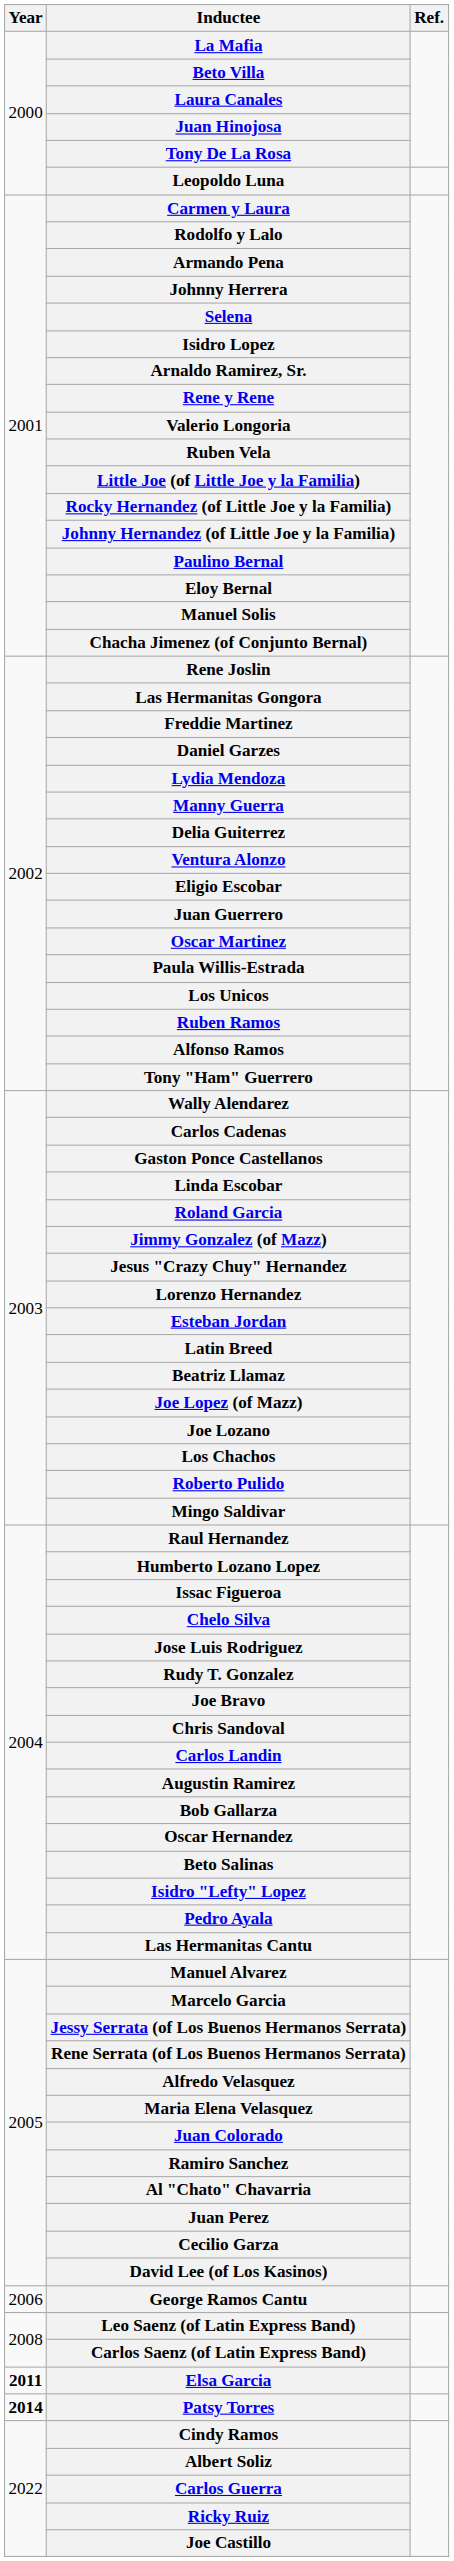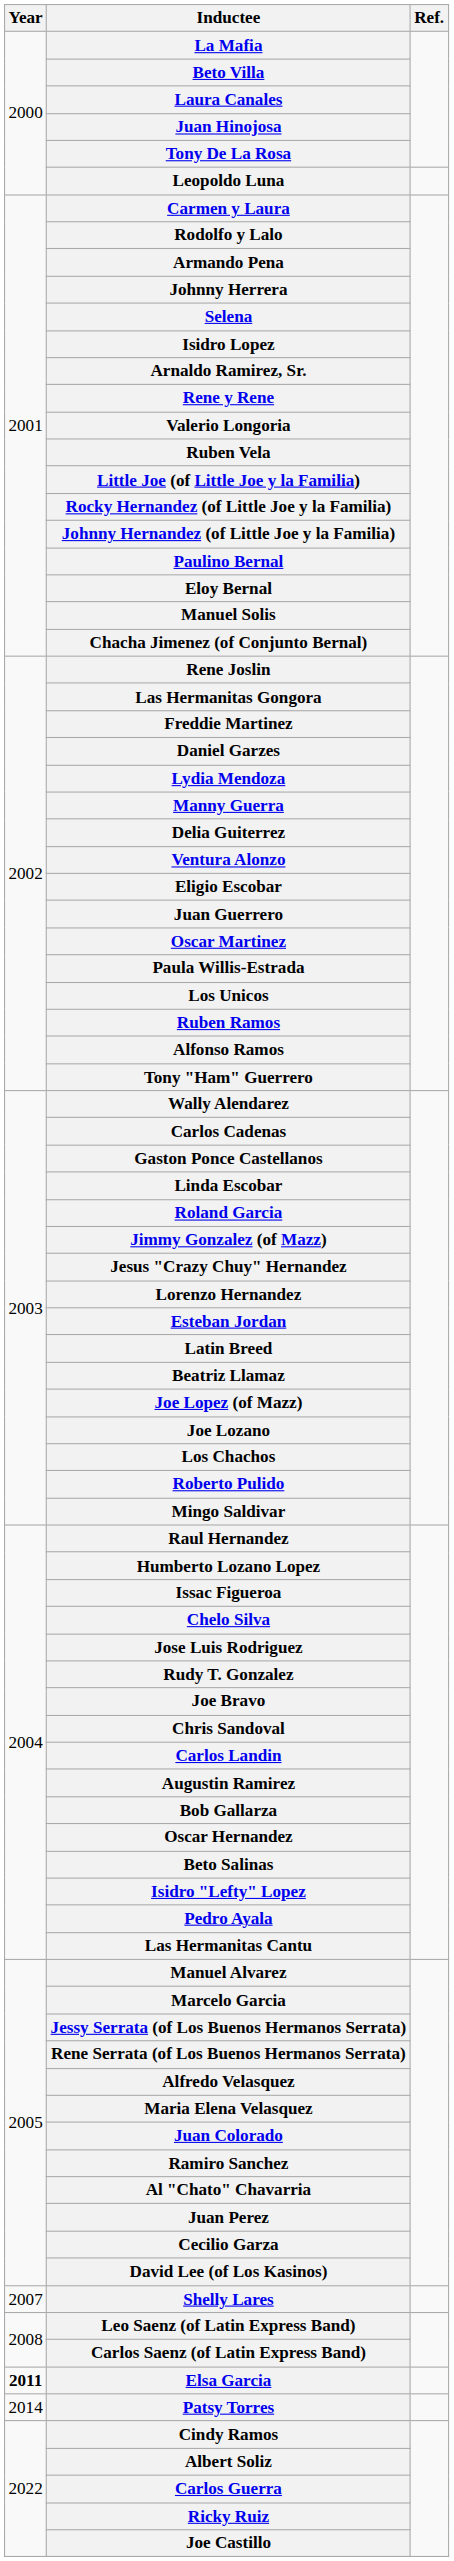- row: (228, 2298)
+ row: (228, 2298)
(26, 2407) bold -> (26, 2407) normal
